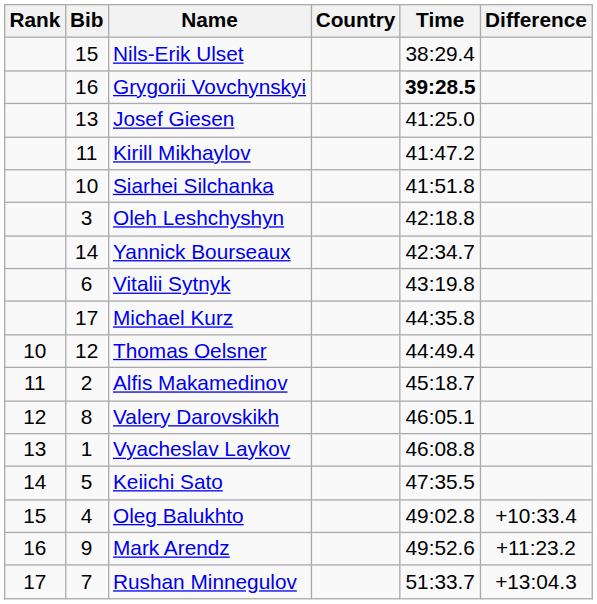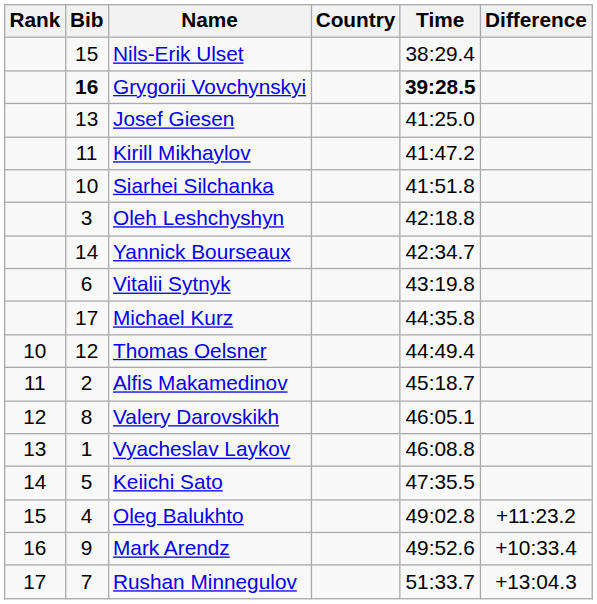(87, 86) normal -> (87, 86) bold
(536, 515) +10:33.4 -> (536, 515) +11:23.2
(536, 548) +11:23.2 -> (536, 548) +10:33.4
